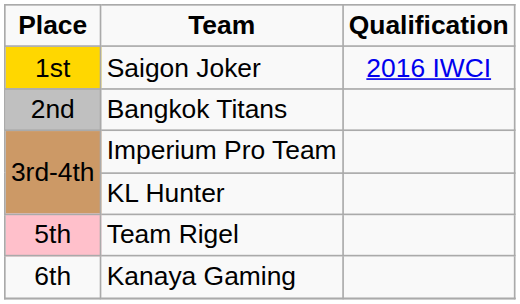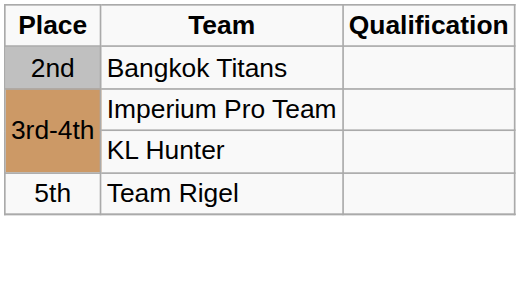- row: (184, 67)
(53, 234) pink background -> (53, 192) no background
- row: (201, 276)
